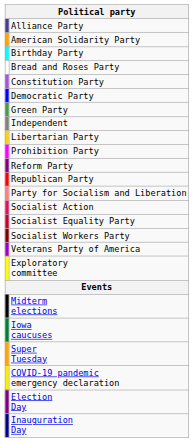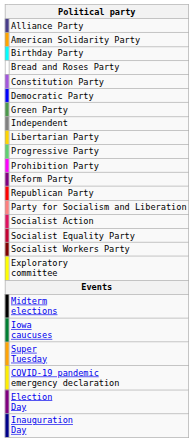+ row: (55, 151)
- row: (76, 249)
